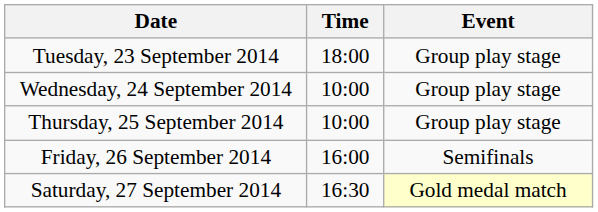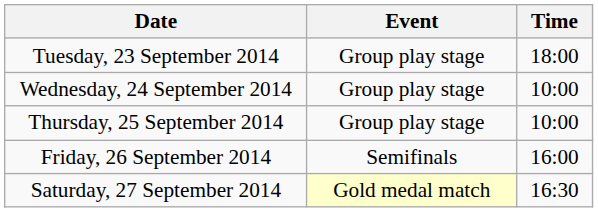columns swapped: (345, 21) <-> (488, 21)
